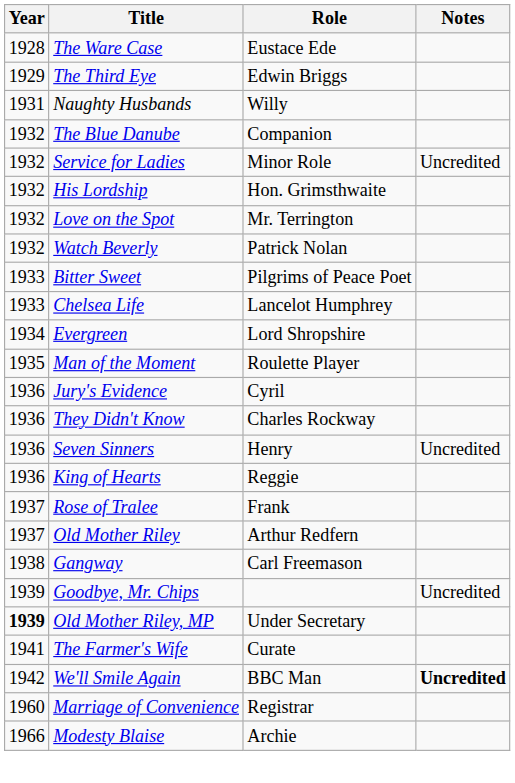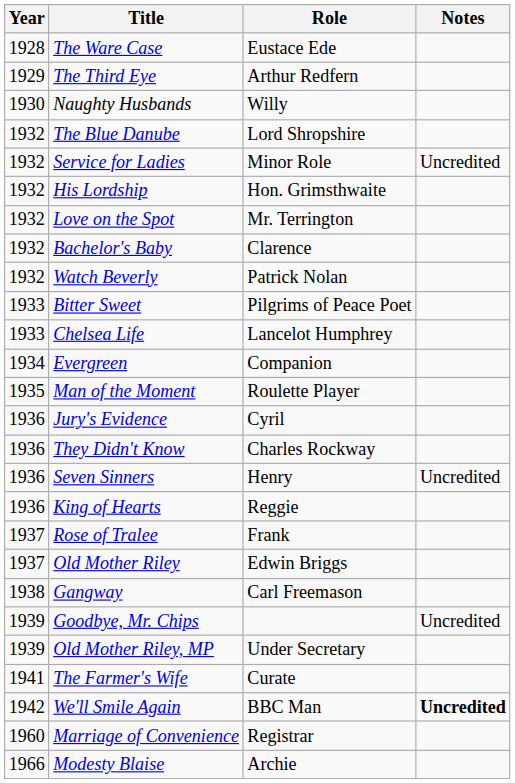(297, 76) Edwin Briggs -> (303, 76) Arthur Redfern
(27, 104) 1931 -> (27, 104) 1930
(290, 133) Companion -> (306, 133) Lord Shropshire
+ row: (113, 248)
(306, 334) Lord Shropshire -> (290, 362) Companion
(303, 534) Arthur Redfern -> (297, 563) Edwin Briggs
(27, 620) bold -> (27, 649) normal
